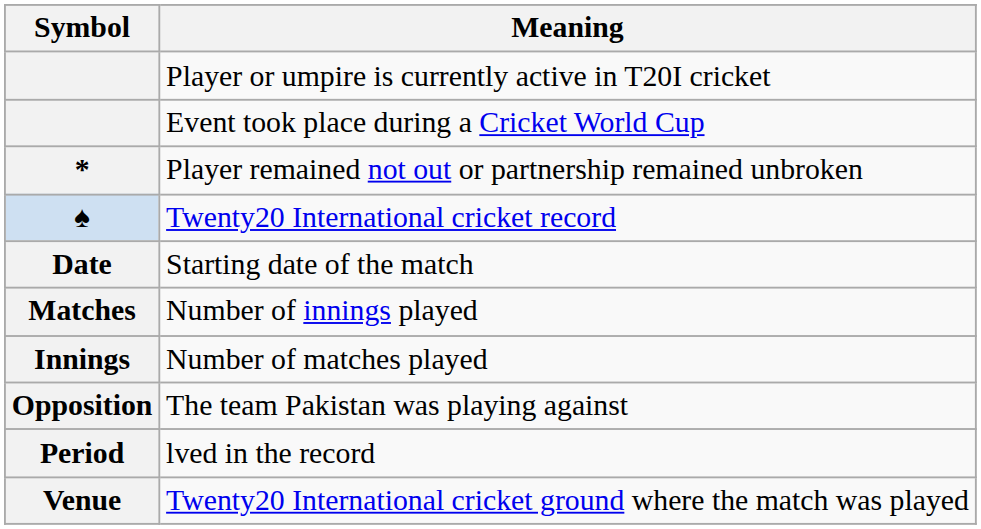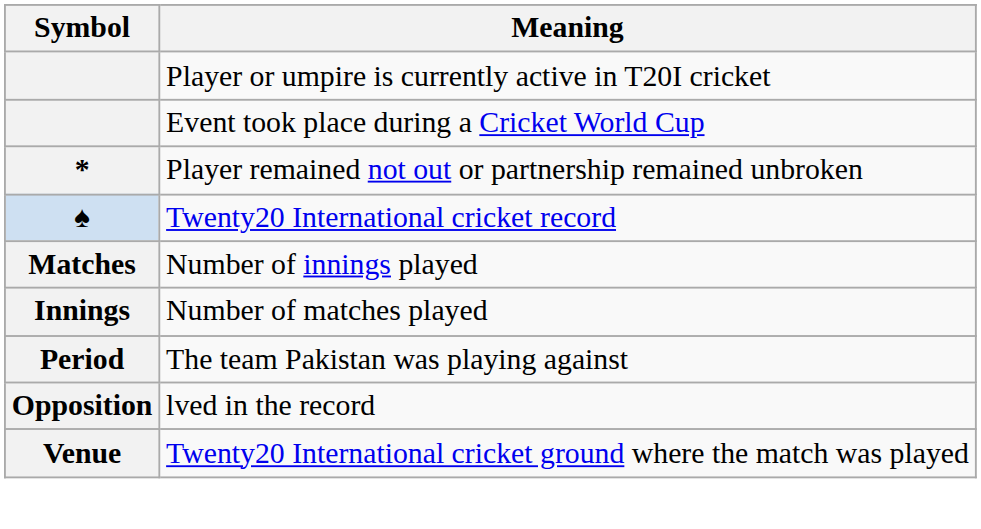- row: (320, 264)
(82, 405) Opposition -> (82, 358) Period
(82, 452) Period -> (82, 405) Opposition
